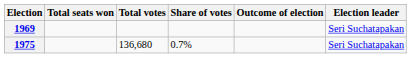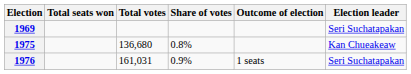(181, 45) 0.7% -> (181, 45) 0.8%
(366, 45) Seri Suchatapakan -> (362, 45) Kan Chueakeaw
+ row: (25, 61)
